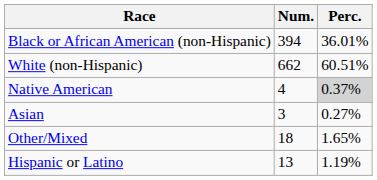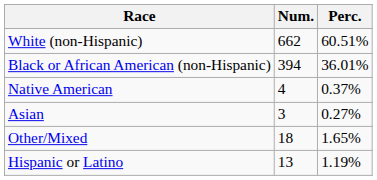rows swapped: (75, 65) <-> (139, 41)
(341, 89) lightgrey background -> (341, 89) no background
